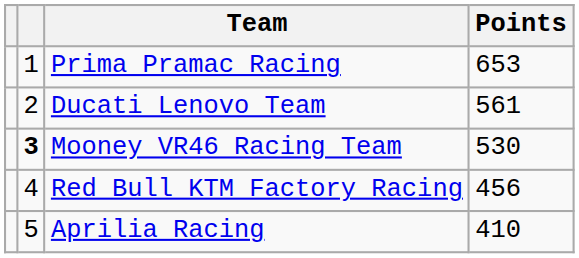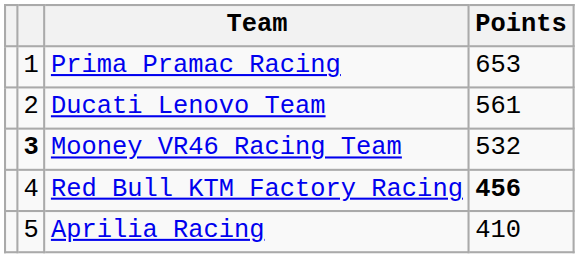(498, 149) 530 -> (498, 149) 532
(498, 190) normal -> (498, 190) bold
